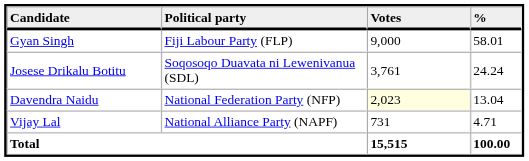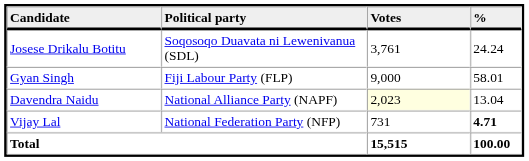rows swapped: (42, 41) <-> (68, 70)
(252, 99) National Federation Party (NFP) -> (251, 99) National Alliance Party (NAPF)
(251, 121) National Alliance Party (NAPF) -> (252, 121) National Federation Party (NFP)
(485, 121) normal -> (485, 121) bold
